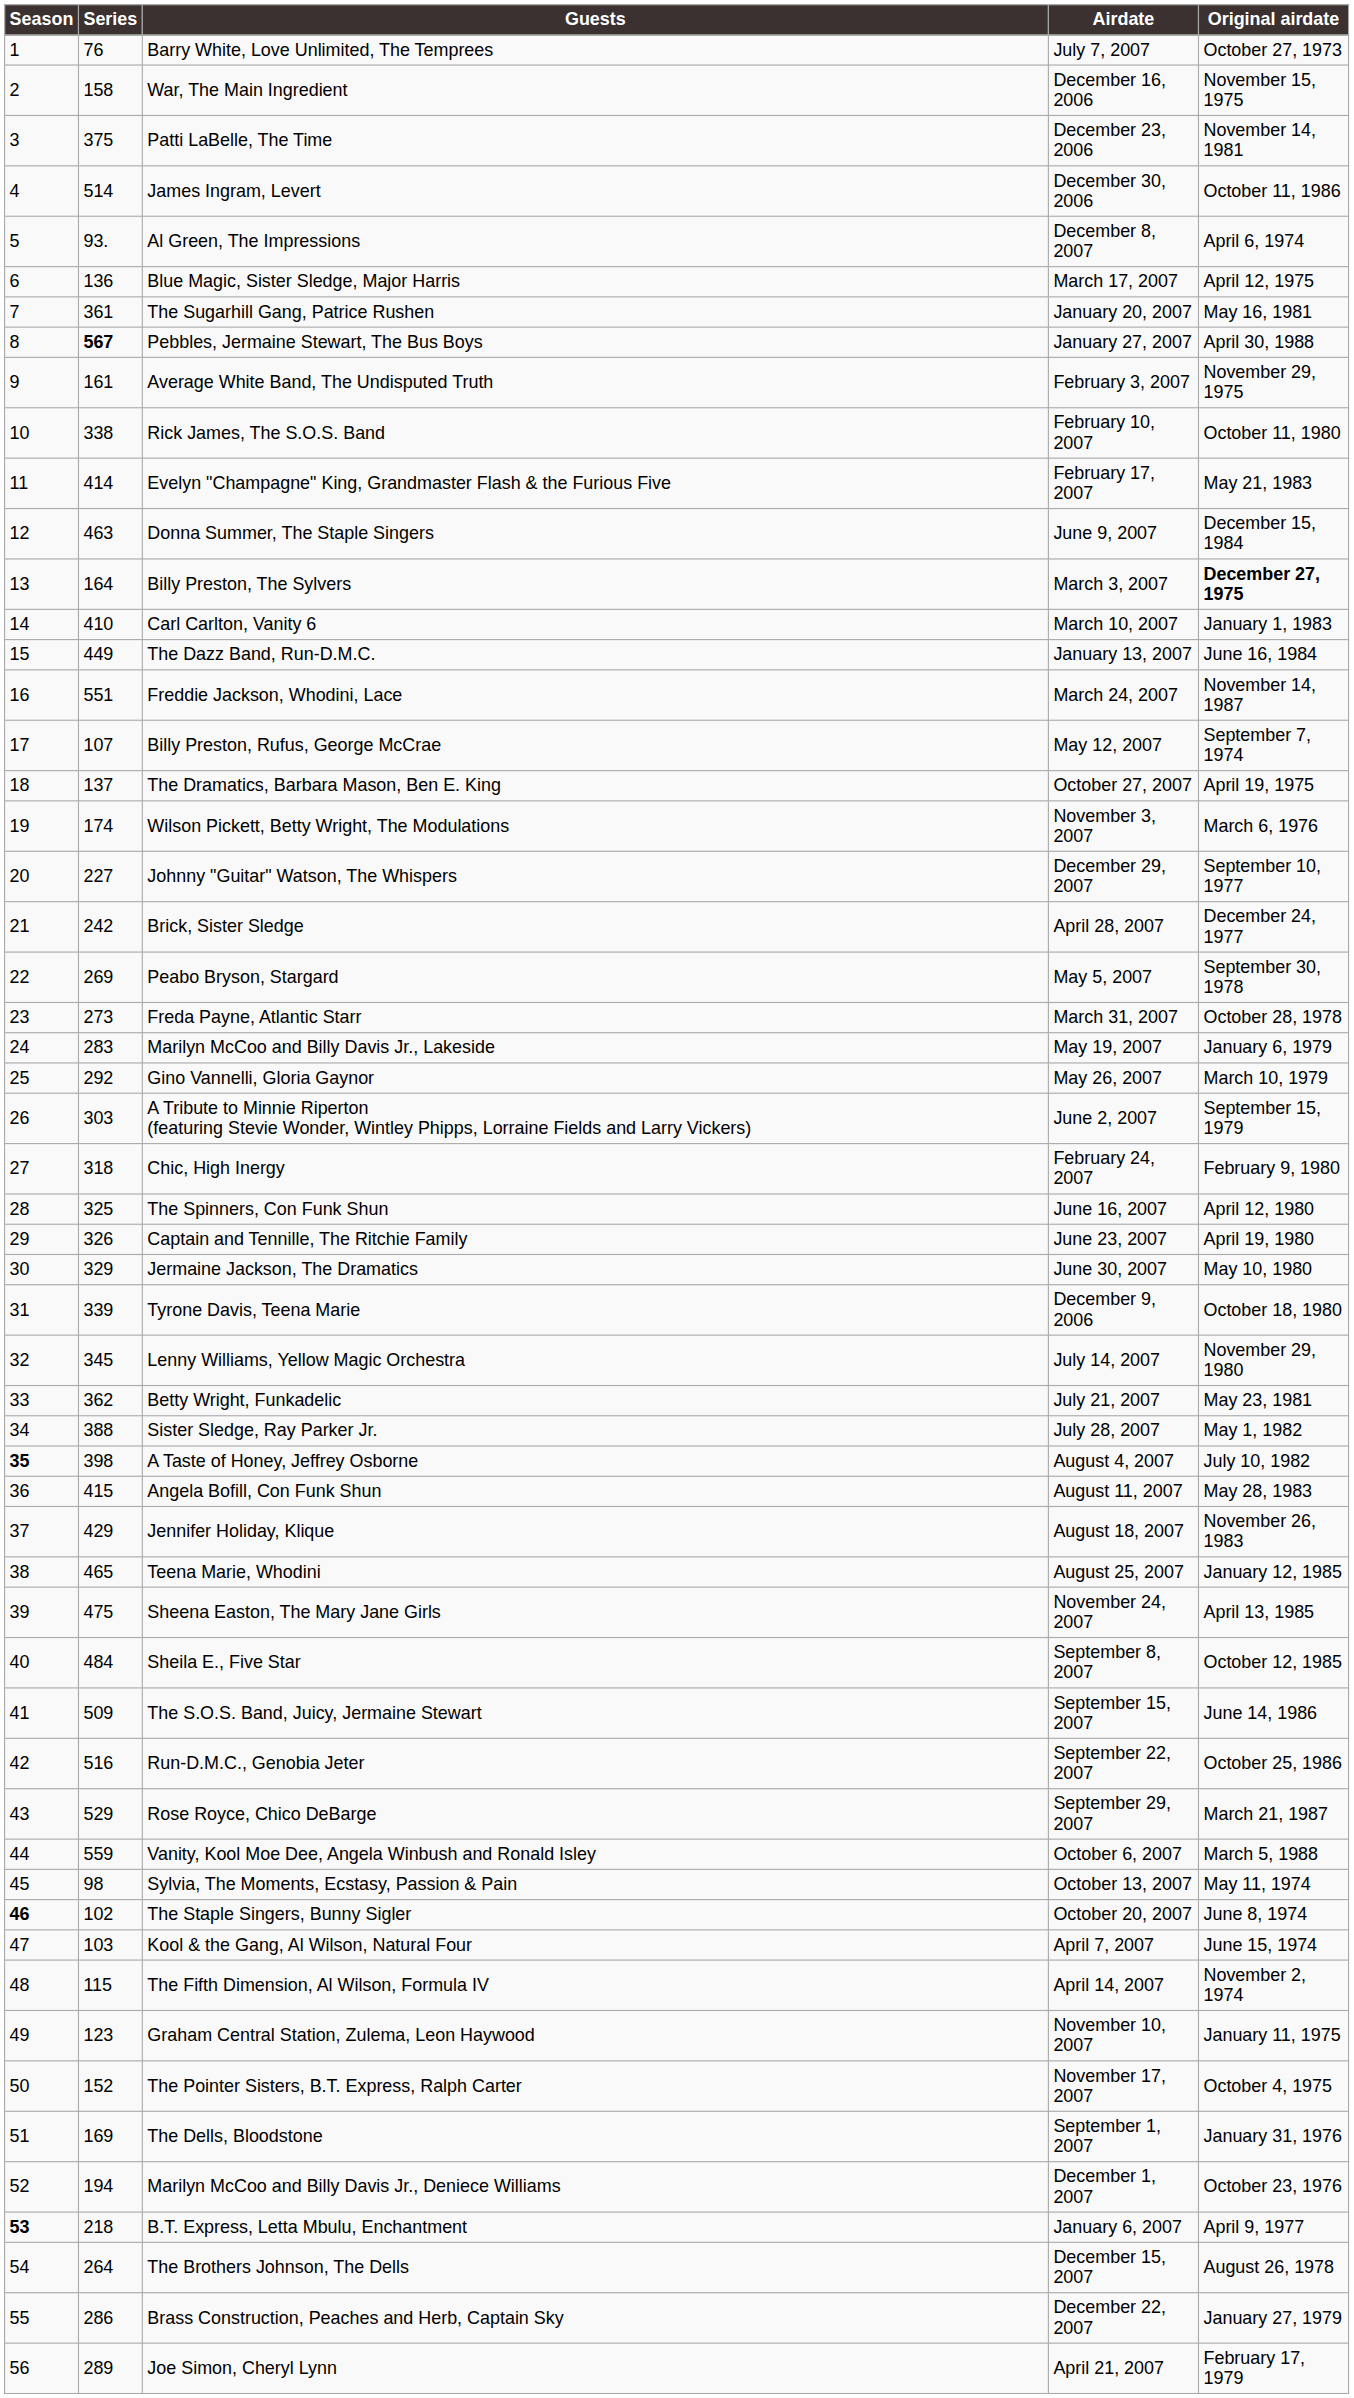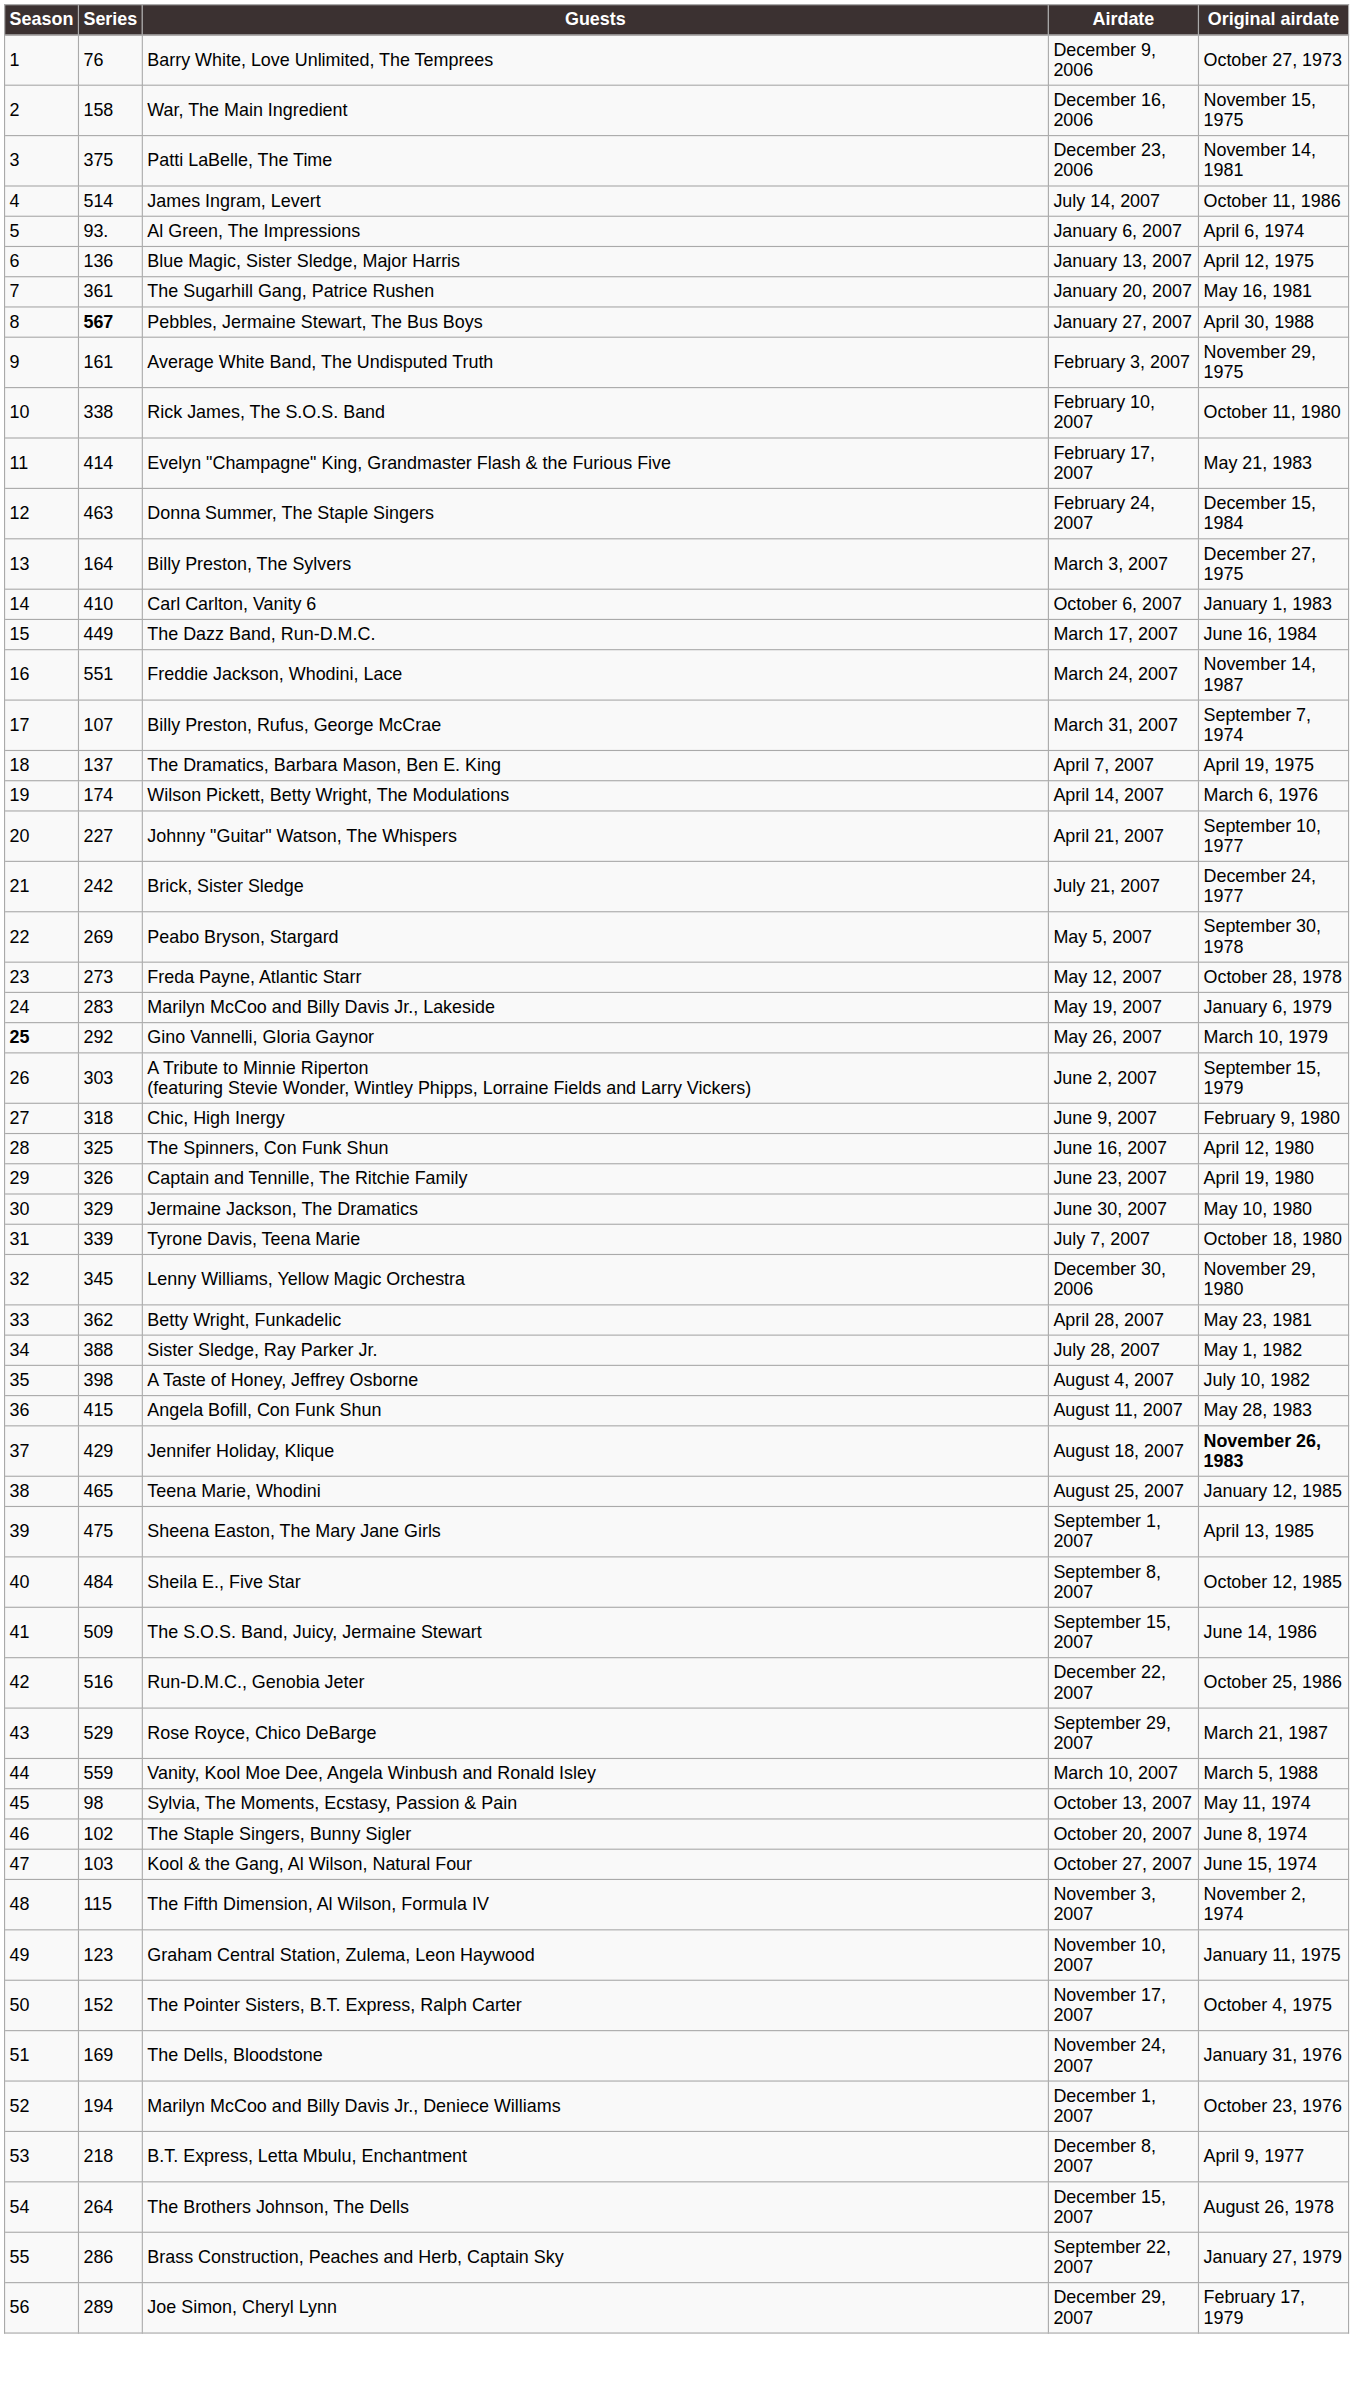(1102, 49) July 7, 2007 -> (1105, 59) December 9, 2006
(1110, 190) December 30, 2006 -> (1107, 201) July 14, 2007
(1105, 241) December 8, 2007 -> (1118, 231) January 6, 2007
(1116, 281) March 17, 2007 -> (1123, 261) January 13, 2007
(1105, 533) June 9, 2007 -> (1104, 513) February 24, 2007
(1262, 584) bold -> (1260, 563) normal
(1116, 624) March 10, 2007 -> (1118, 604) October 6, 2007
(1123, 654) January 13, 2007 -> (1116, 634) March 17, 2007
(1108, 745) May 12, 2007 -> (1116, 725) March 31, 2007
(1123, 785) October 27, 2007 -> (1104, 765) April 7, 2007
(1105, 826) November 3, 2007 -> (1109, 795) April 14, 2007
(1110, 876) December 29, 2007 -> (1109, 836) April 21, 2007
(1109, 926) April 28, 2007 -> (1107, 886) July 21, 2007
(1116, 1017) March 31, 2007 -> (1108, 977) May 12, 2007
(20, 1078) normal -> (20, 1037) bold
(1104, 1168) February 24, 2007 -> (1105, 1118) June 9, 2007
(1105, 1309) December 9, 2006 -> (1102, 1239) July 7, 2007
(1107, 1360) July 14, 2007 -> (1110, 1279) December 30, 2006
(1107, 1400) July 21, 2007 -> (1109, 1319) April 28, 2007
(20, 1461) bold -> (20, 1380) normal
(1260, 1531) normal -> (1262, 1450) bold
(1110, 1612) November 24, 2007 -> (1107, 1531) September 1, 2007
(1112, 1763) September 22, 2007 -> (1110, 1682) December 22, 2007
(1118, 1854) October 6, 2007 -> (1116, 1773) March 10, 2007
(20, 1914) bold -> (20, 1834) normal
(1104, 1944) April 7, 2007 -> (1123, 1864) October 27, 2007
(1109, 1985) April 14, 2007 -> (1105, 1904) November 3, 2007
(1107, 2136) September 1, 2007 -> (1110, 2055) November 24, 2007
(20, 2227) bold -> (20, 2156) normal
(1118, 2227) January 6, 2007 -> (1105, 2156) December 8, 2007
(1110, 2317) December 22, 2007 -> (1112, 2257) September 22, 2007
(1109, 2368) April 21, 2007 -> (1110, 2307) December 29, 2007
